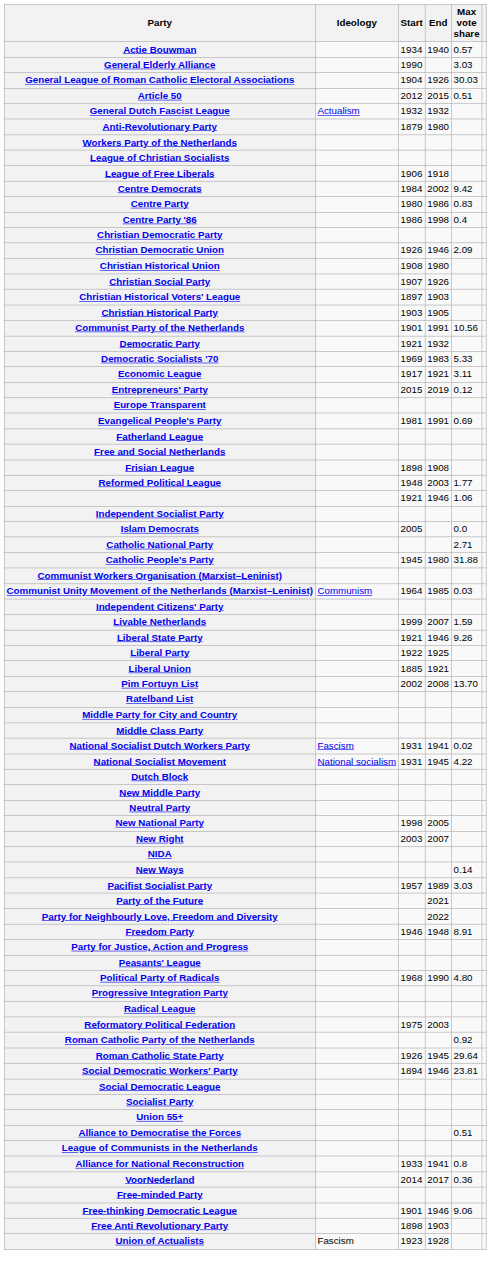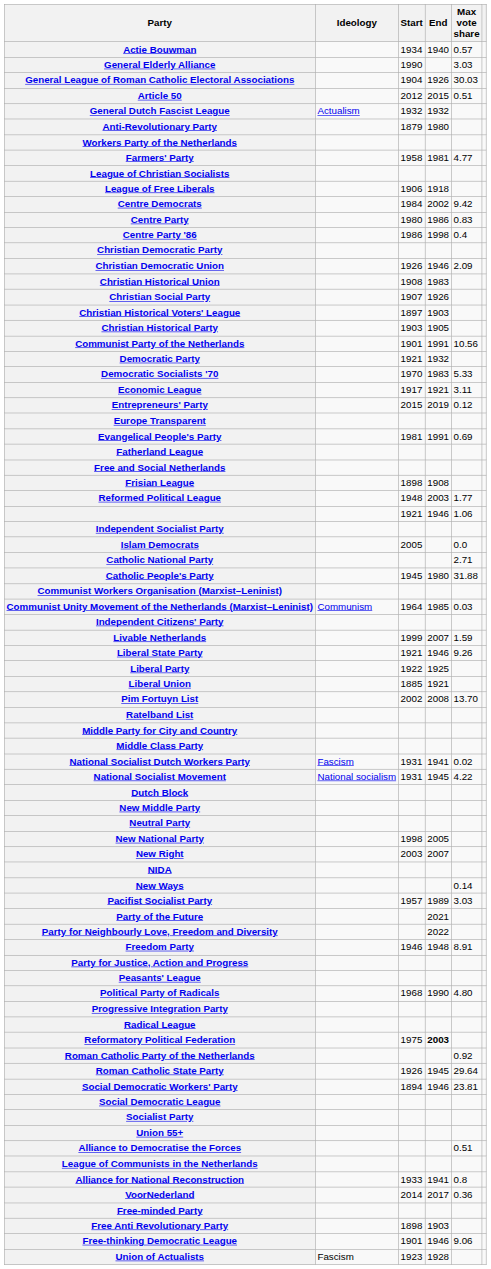+ row: (160, 158)
(438, 266) 1980 -> (438, 281) 1983
(411, 359) 1969 -> (411, 374) 1970
(438, 1024) normal -> (438, 1040) bold
rows swapped: (160, 1210) <-> (160, 1226)
